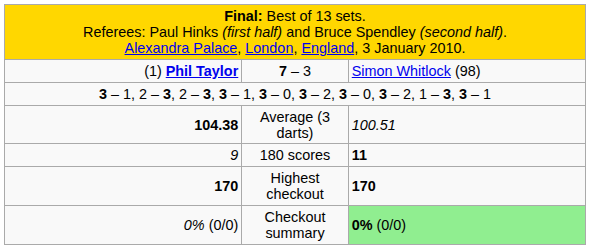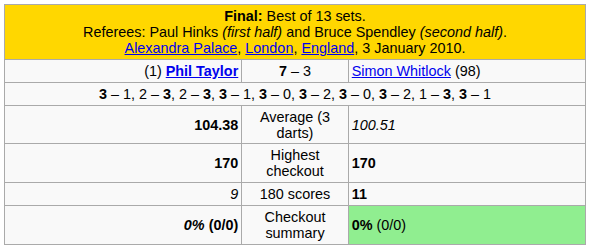rows swapped: (295, 155) <-> (295, 186)
(211, 225) normal -> (211, 225) bold
